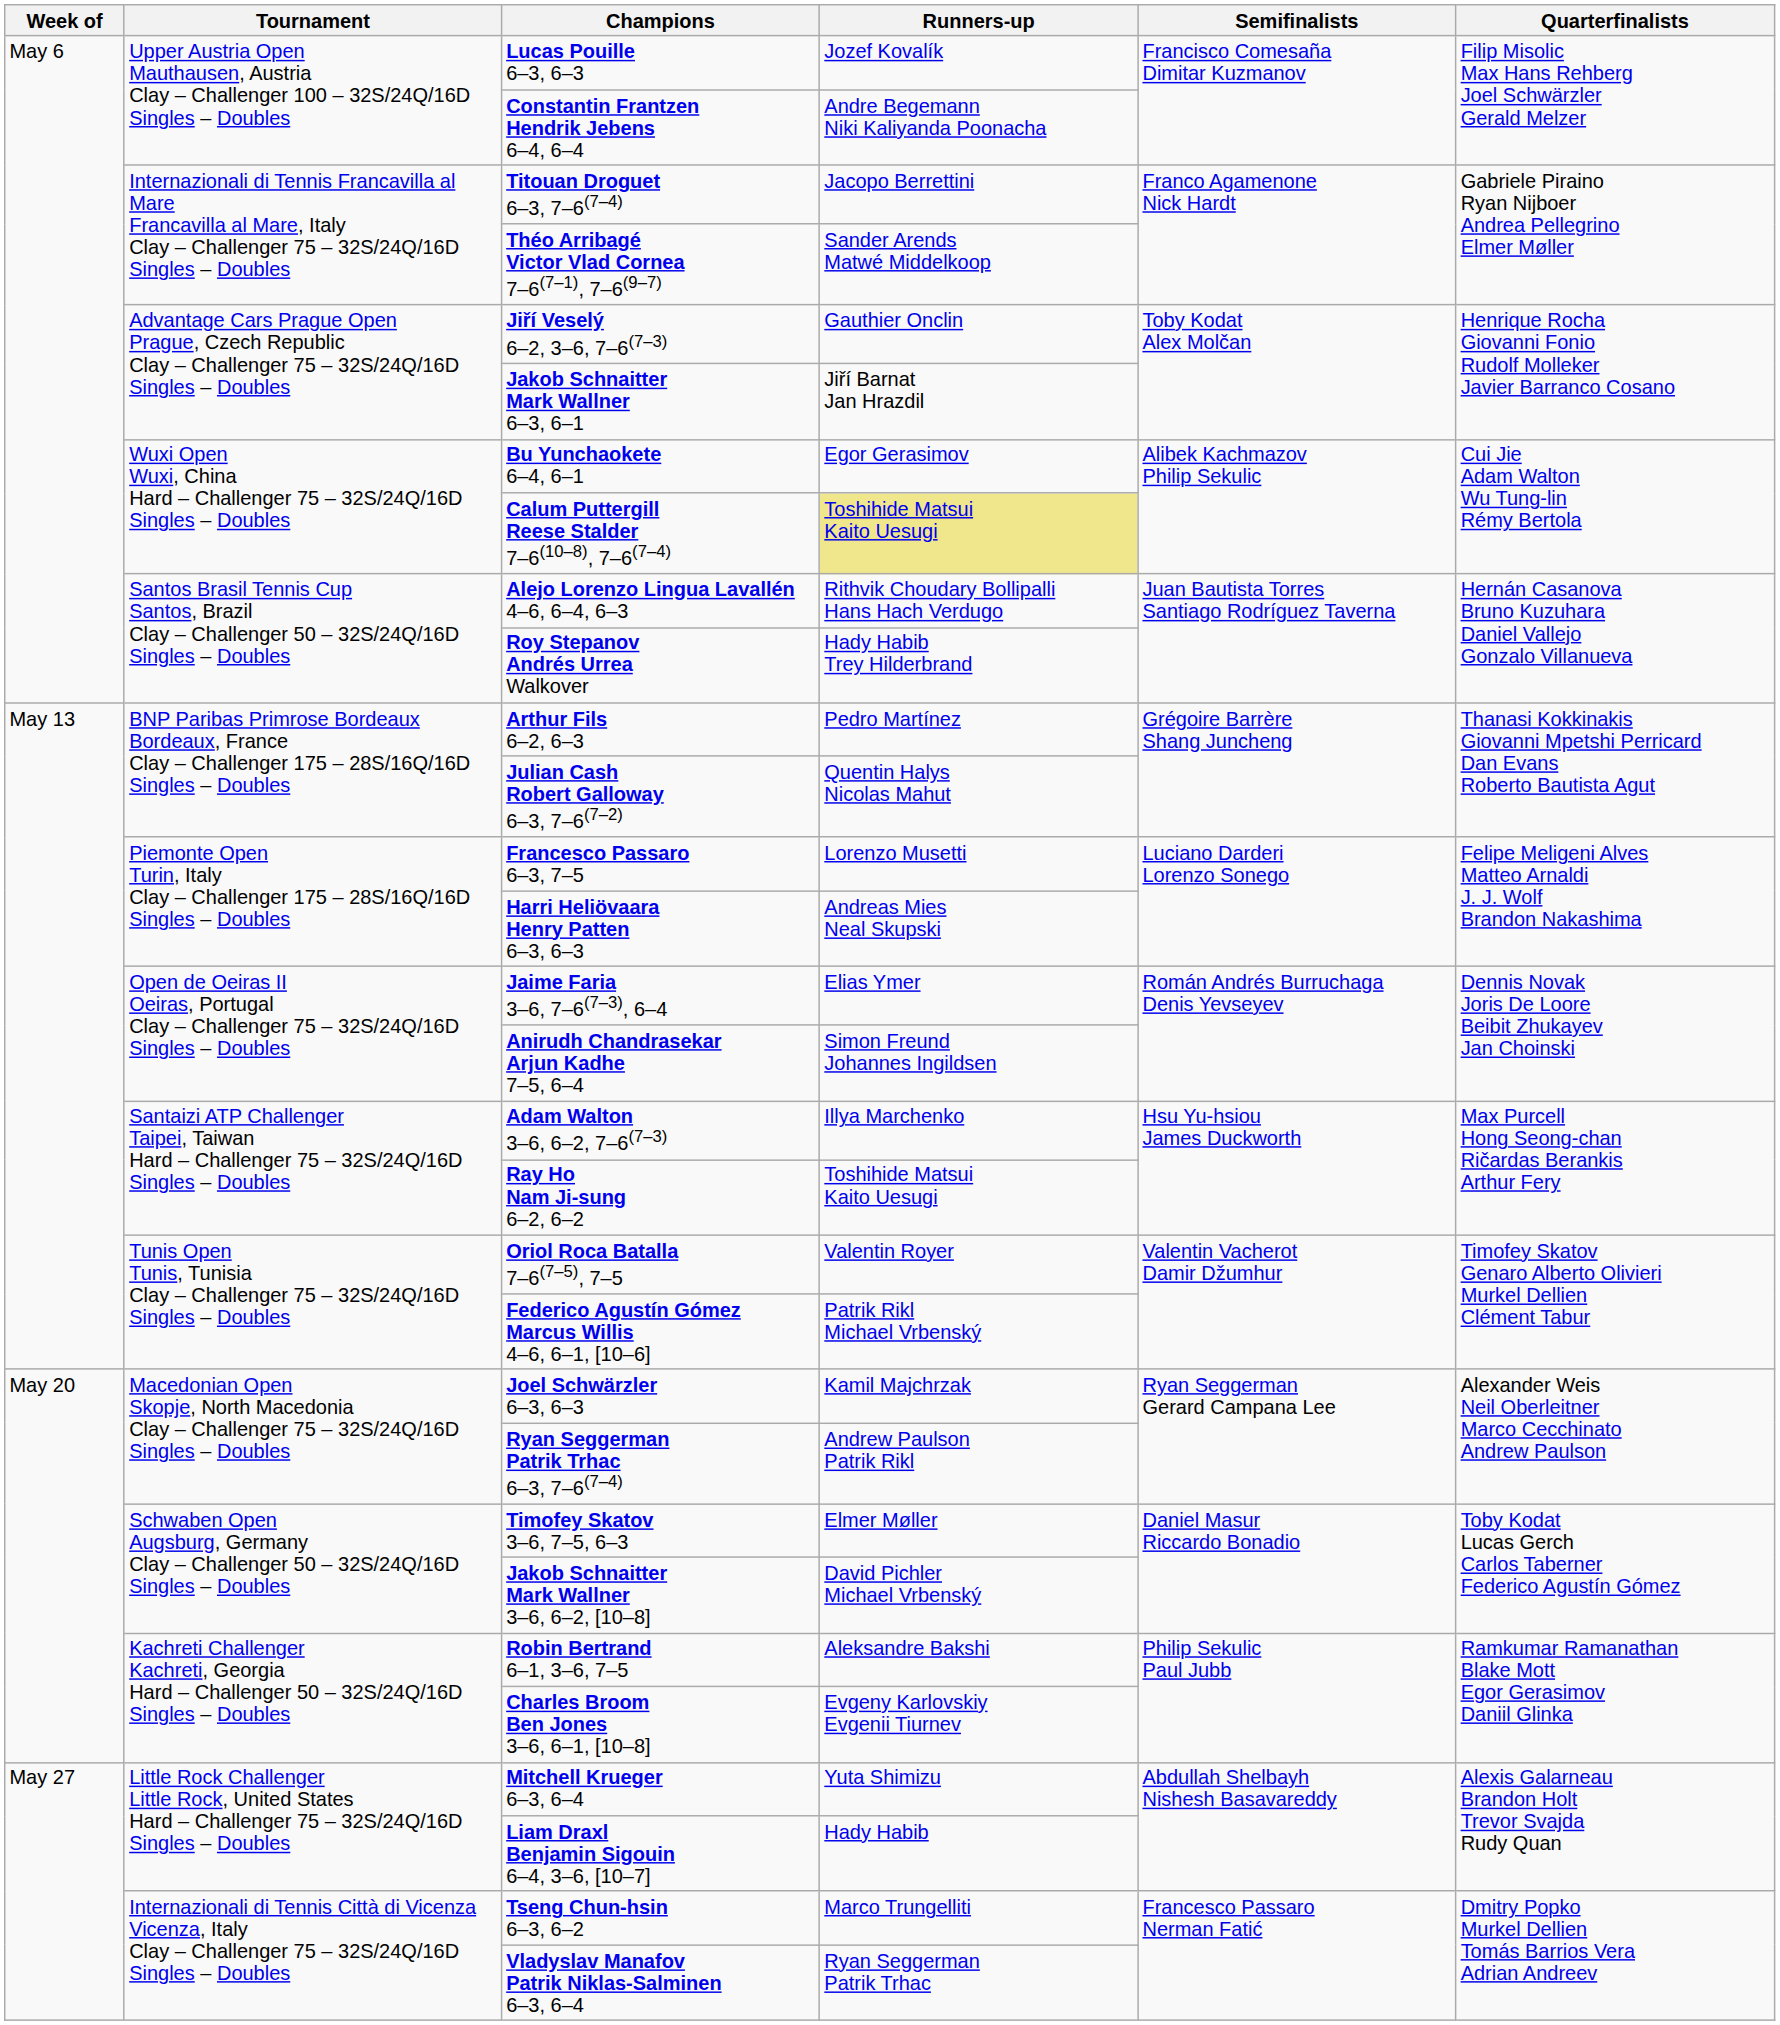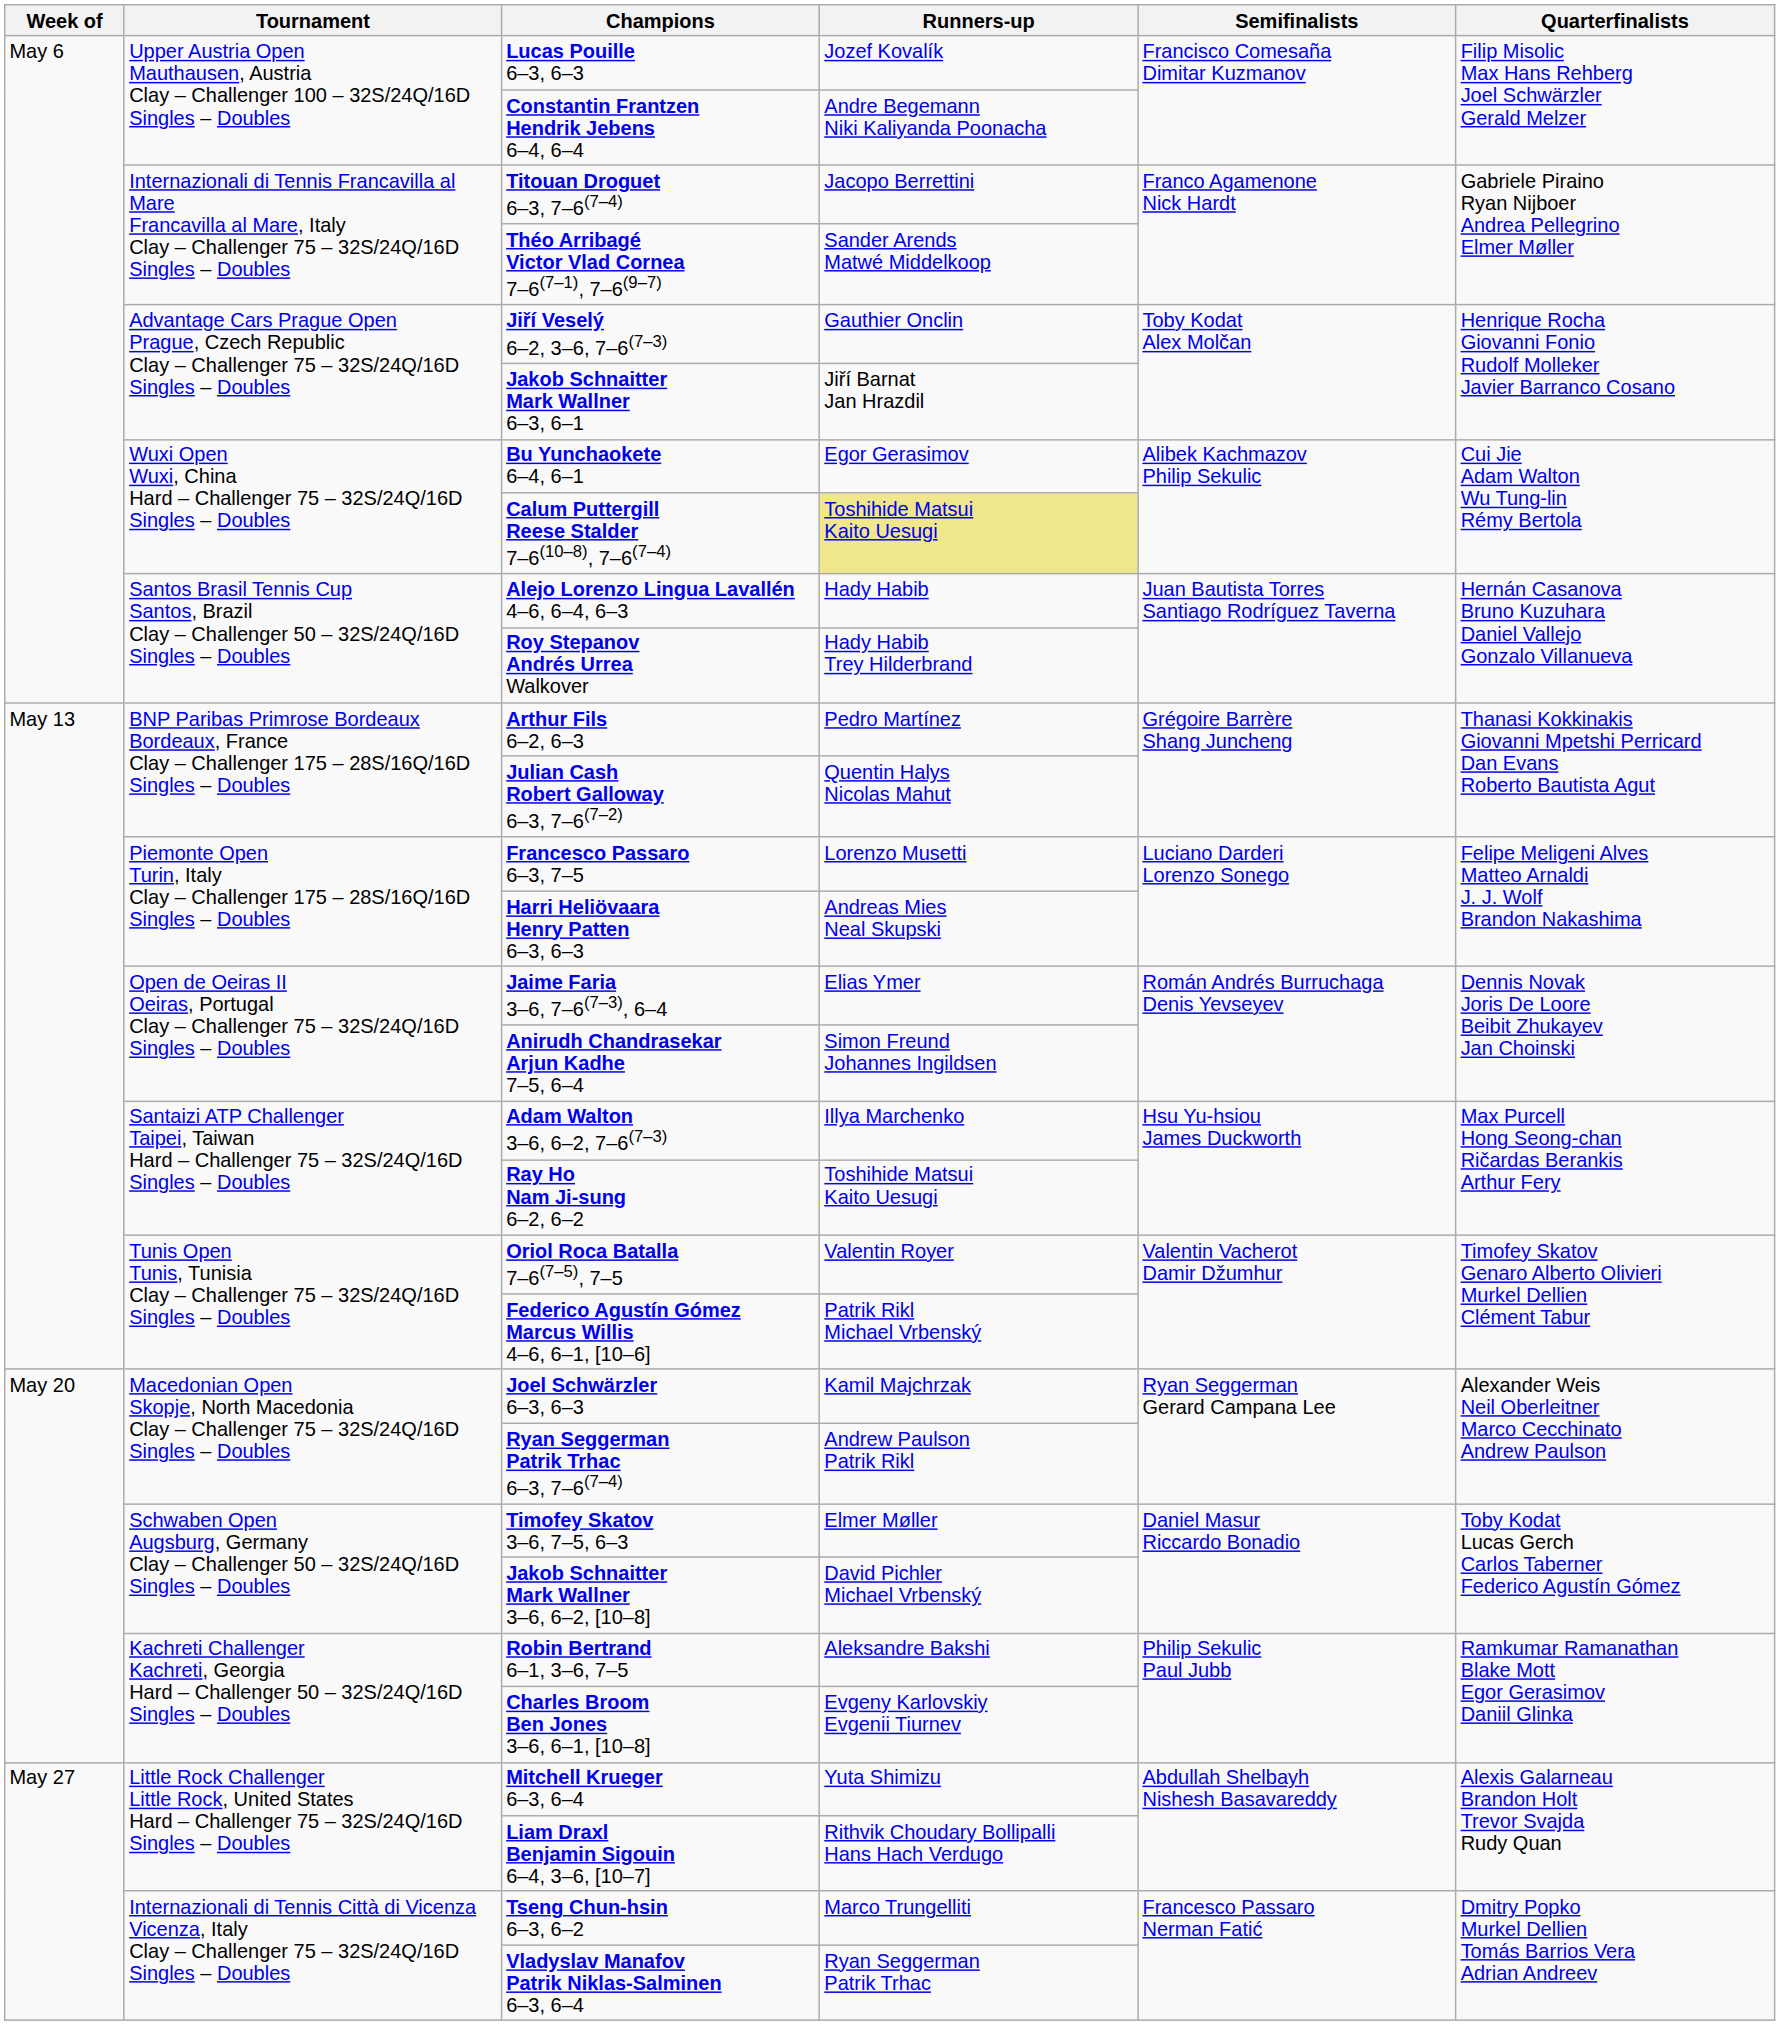(940, 600) Rithvik Choudary Bollipalli Hans Hach Verdugo -> (877, 589) Hady Habib
(877, 1831) Hady Habib -> (940, 1842) Rithvik Choudary Bollipalli Hans Hach Verdugo
